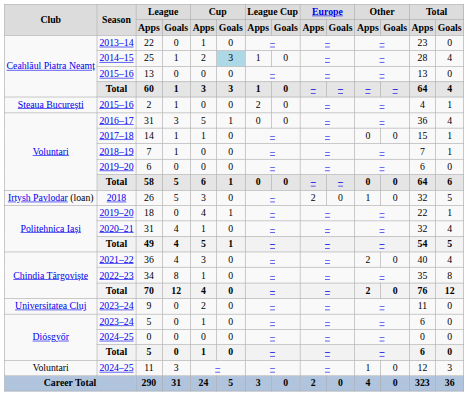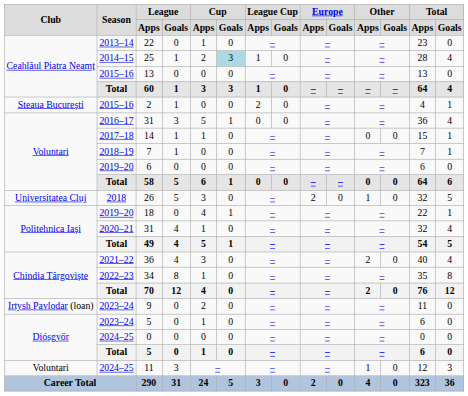(51, 197) Irtysh Pavlodar (loan) -> (51, 197) Universitatea Cluj
(51, 306) Universitatea Cluj -> (51, 306) Irtysh Pavlodar (loan)
